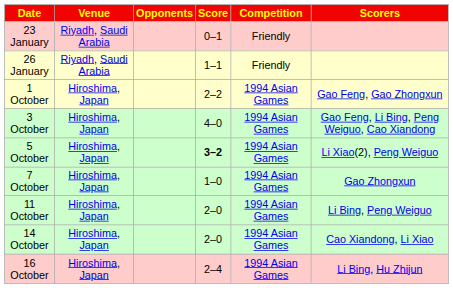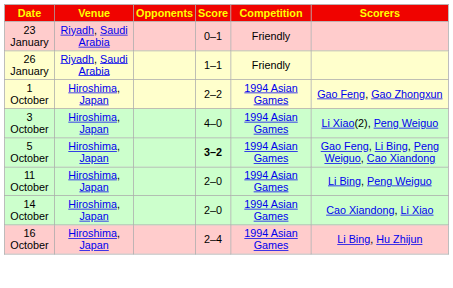(380, 124) Gao Feng, Li Bing, Peng Weiguo, Cao Xiandong -> (380, 124) Li Xiao(2), Peng Weiguo
(380, 153) Li Xiao(2), Peng Weiguo -> (380, 153) Gao Feng, Li Bing, Peng Weiguo, Cao Xiandong
- row: (29, 182)
